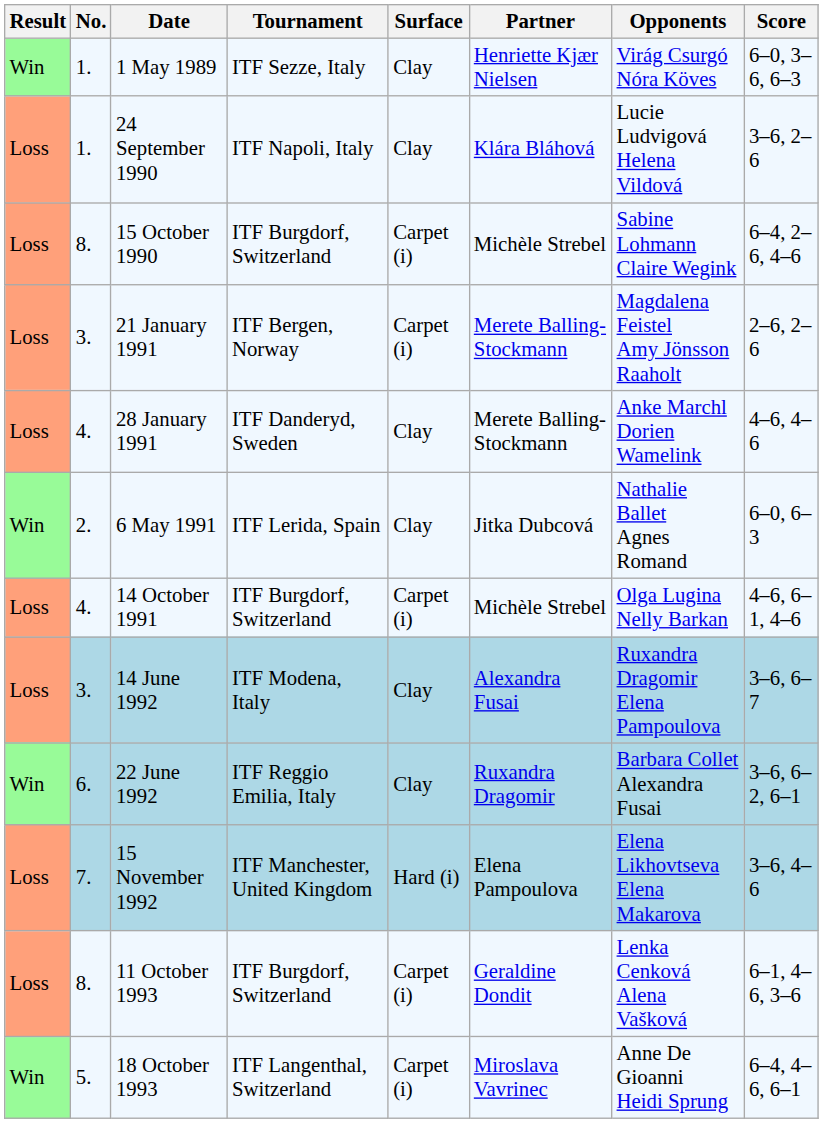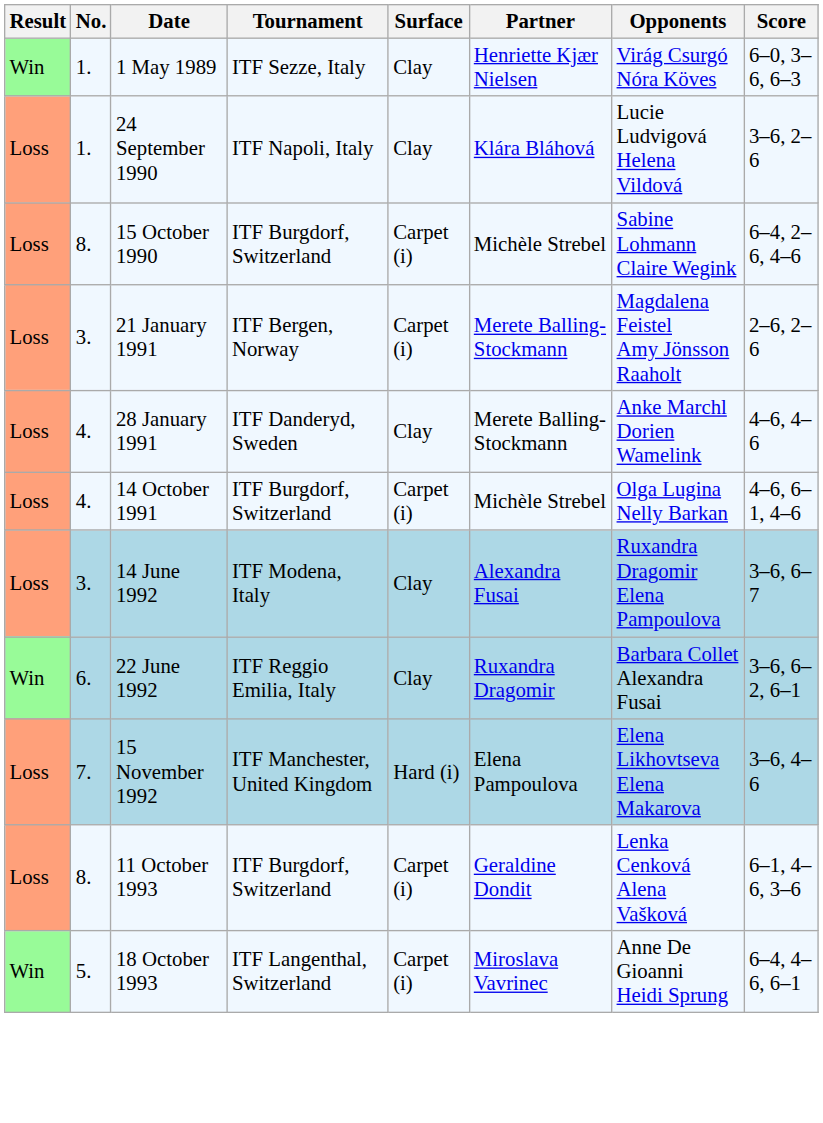- row: (166, 524)
